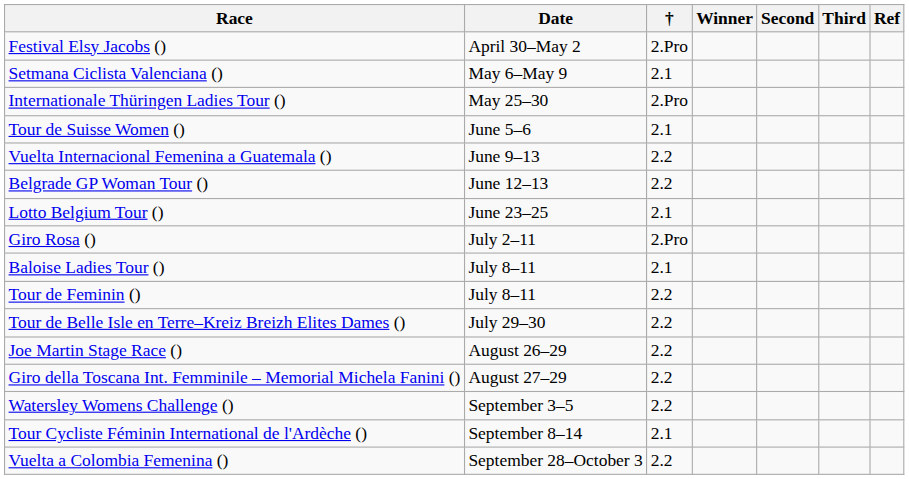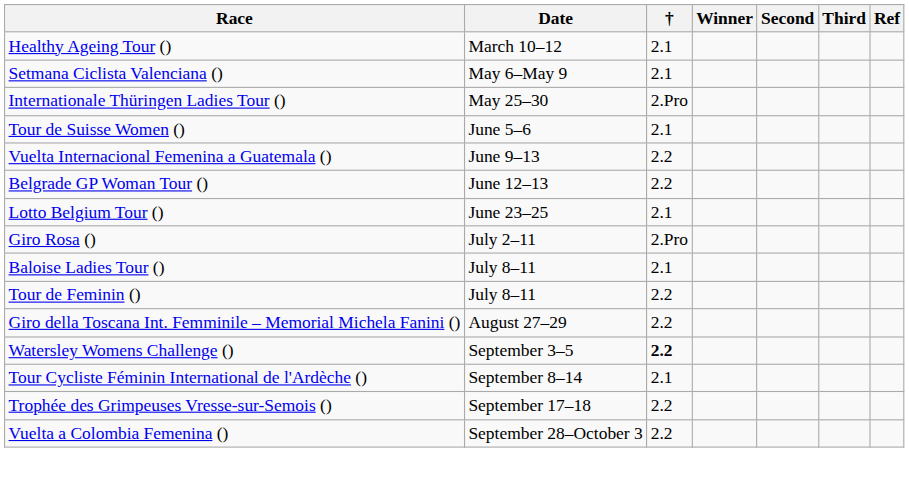+ row: (90, 45)
- row: (87, 45)
- row: (207, 322)
- row: (95, 350)
(662, 405) normal -> (662, 350) bold
+ row: (170, 405)
